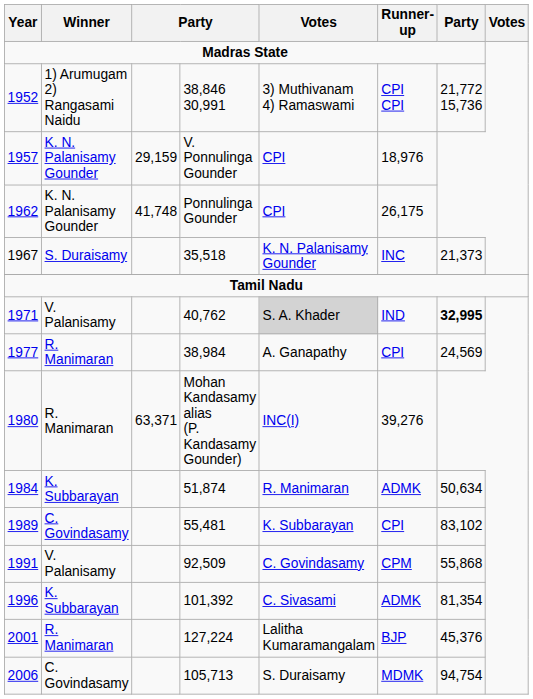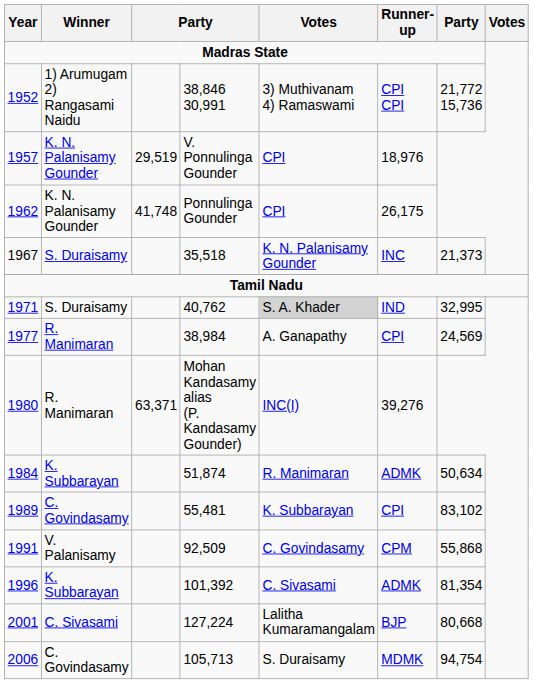(156, 158) 29,159 -> (156, 158) 29,519
(80, 315) V. Palanisamy -> (86, 307) S. Duraisamy
(461, 315) bold -> (461, 307) normal
(79, 638) R. Manimaran -> (81, 622) C. Sivasami
(461, 638) 45,376 -> (461, 622) 80,668
